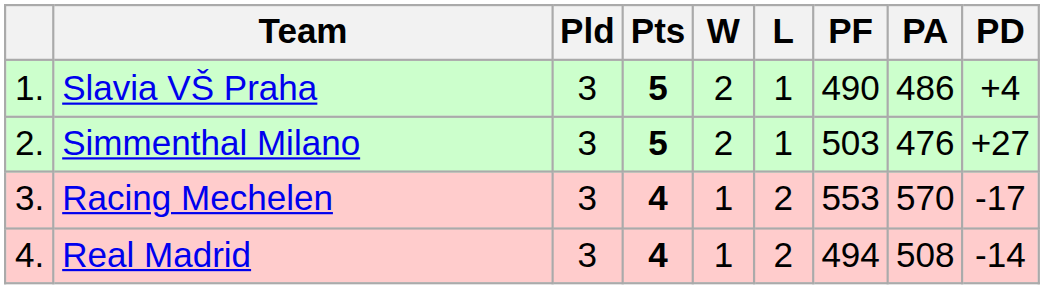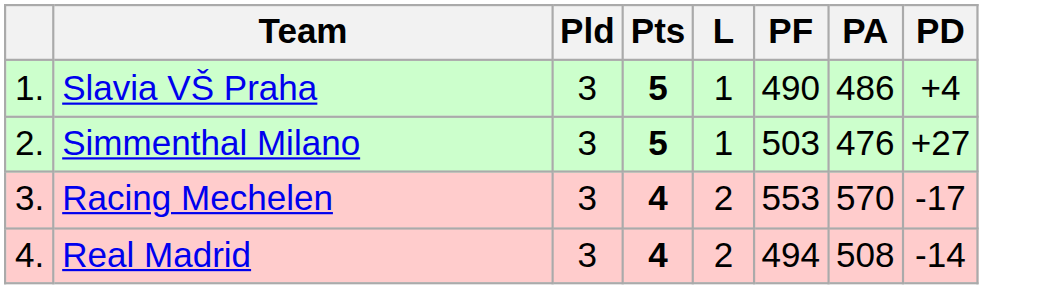- column: (723, 32)
